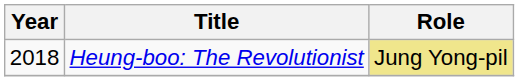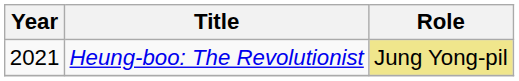(35, 57) 2018 -> (35, 57) 2021
